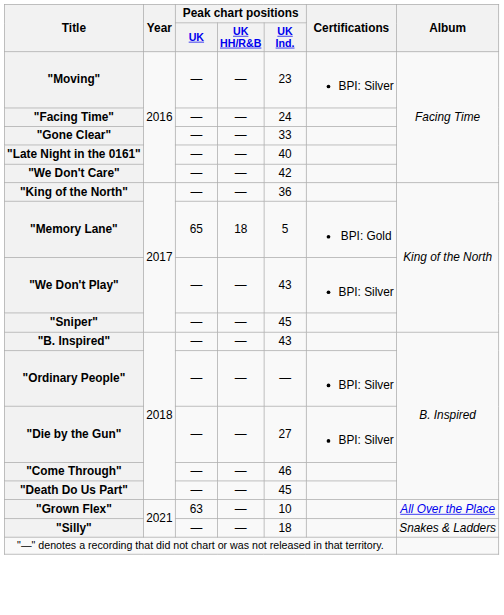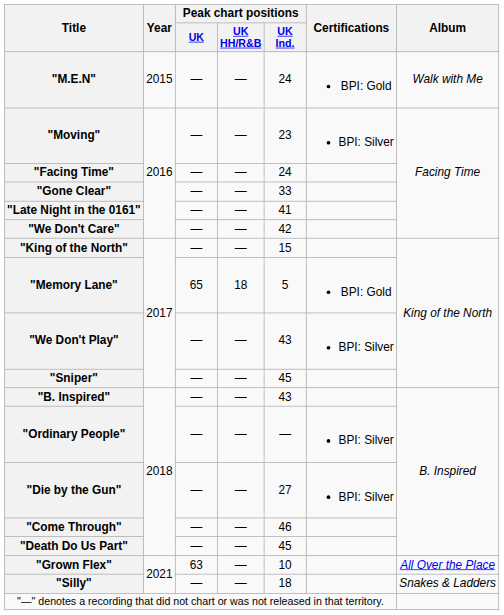+ row: (74, 79)
(285, 154) 40 -> (285, 210) 41
(285, 192) 36 -> (285, 248) 15
